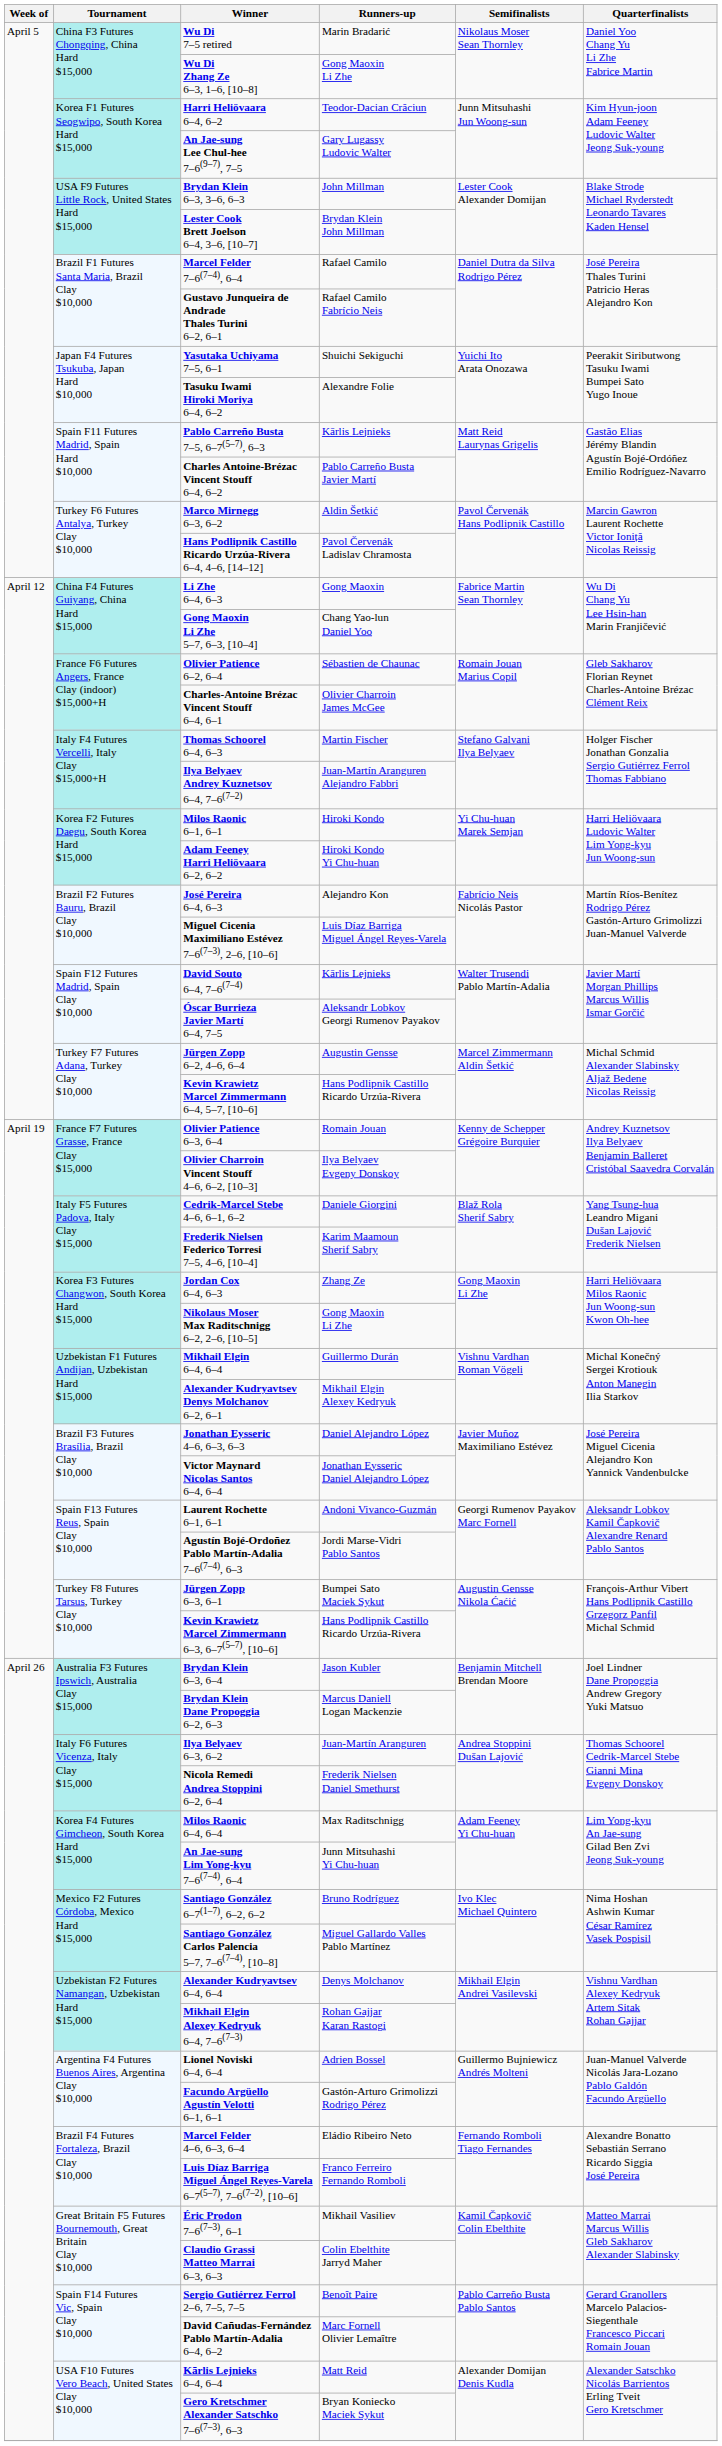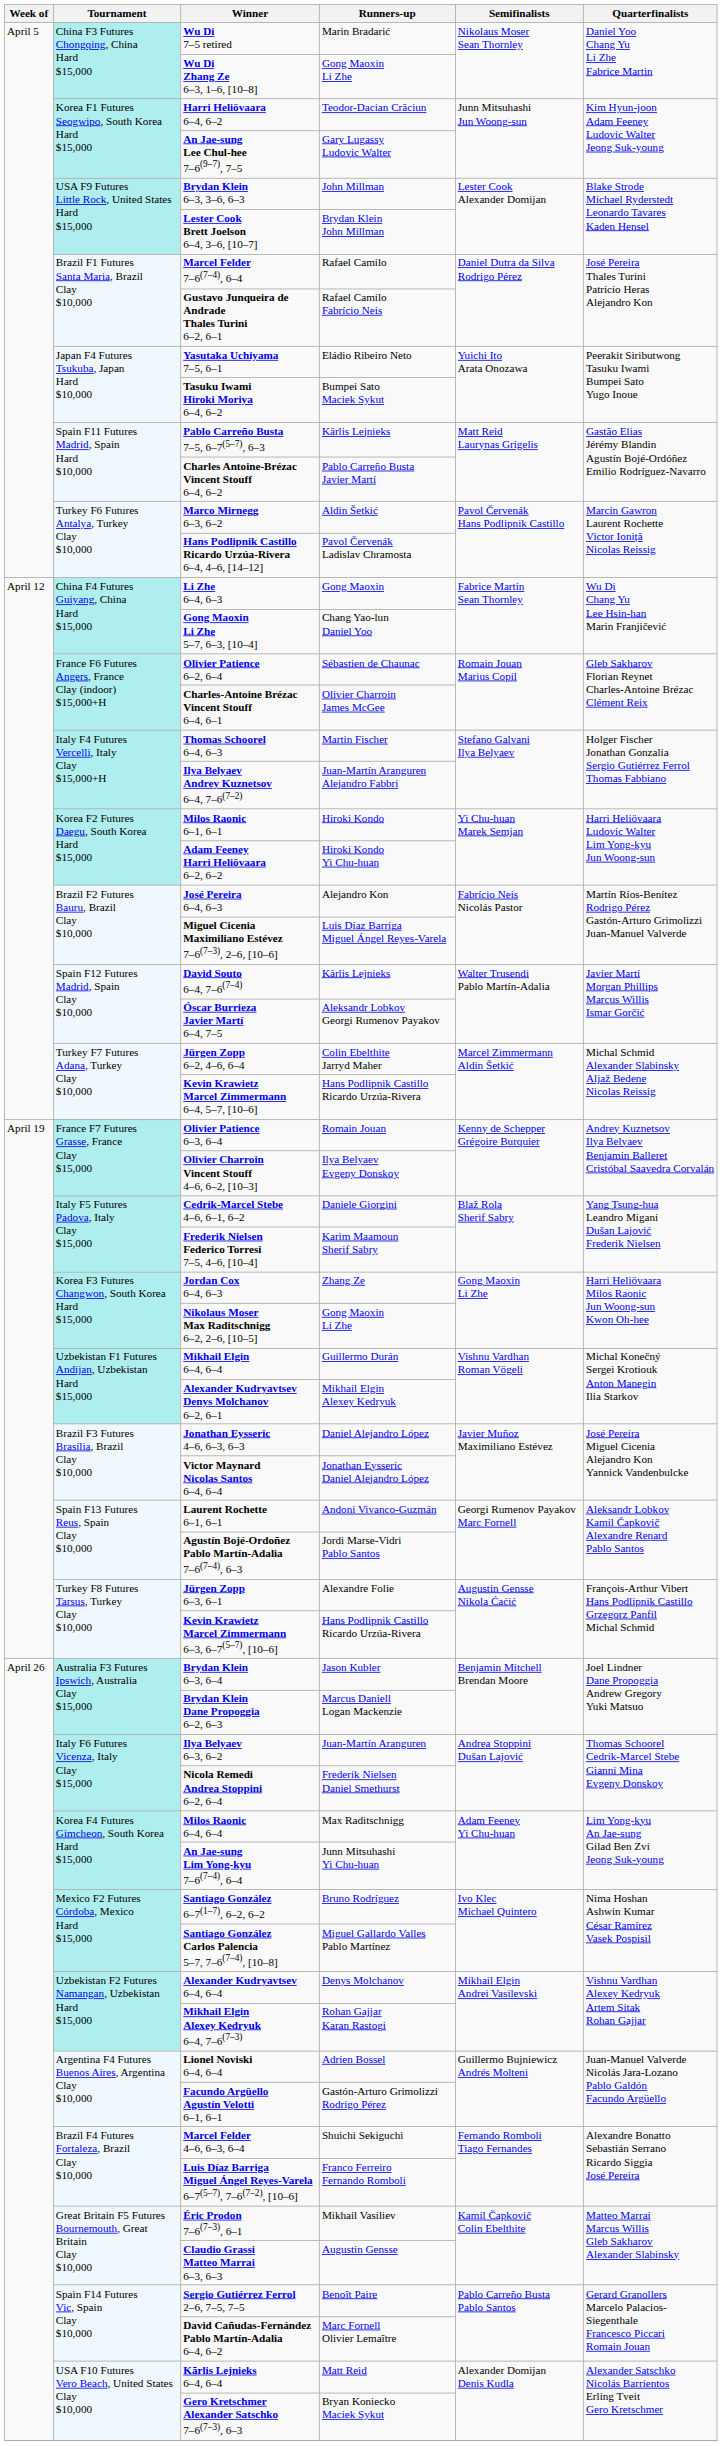(363, 355) Shuichi Sekiguchi -> (367, 355) Eládio Ribeiro Neto
(358, 386) Alexandre Folie -> (353, 393) Bumpei Sato Maciek Sykut
(360, 1052) Augustin Gensse -> (356, 1058) Colin Ebelthite Jarryd Maher
(353, 1594) Bumpei Sato Maciek Sykut -> (358, 1588) Alexandre Folie
(367, 2135) Eládio Ribeiro Neto -> (363, 2135) Shuichi Sekiguchi
(356, 2255) Colin Ebelthite Jarryd Maher -> (360, 2249) Augustin Gensse
